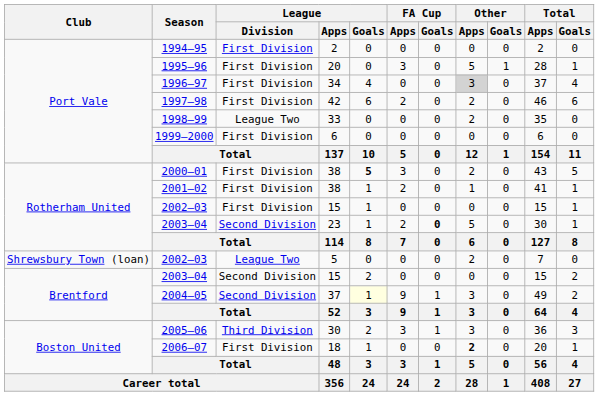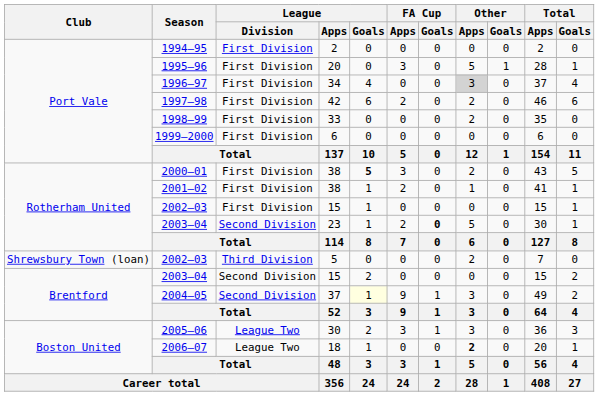(267, 119) League Two -> (267, 119) First Division
(267, 259) League Two -> (267, 259) Third Division
(267, 330) Third Division -> (267, 330) League Two
(267, 347) First Division -> (267, 347) League Two
